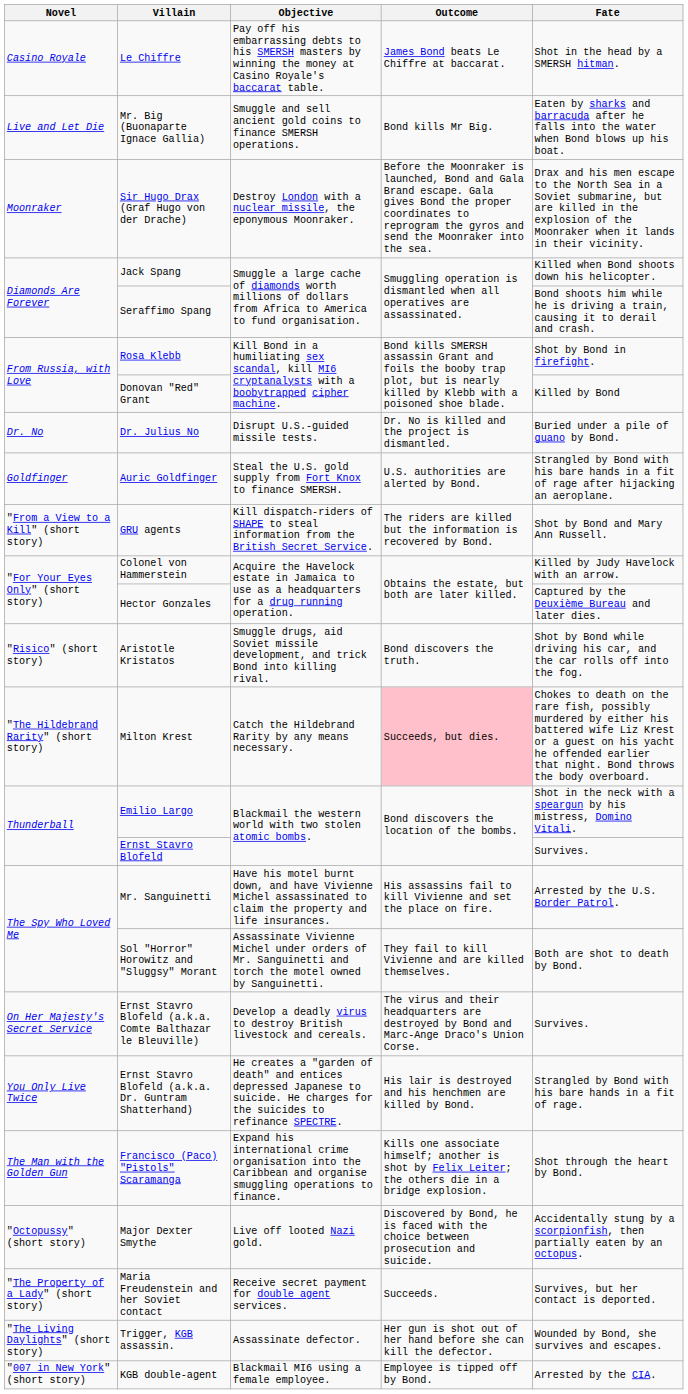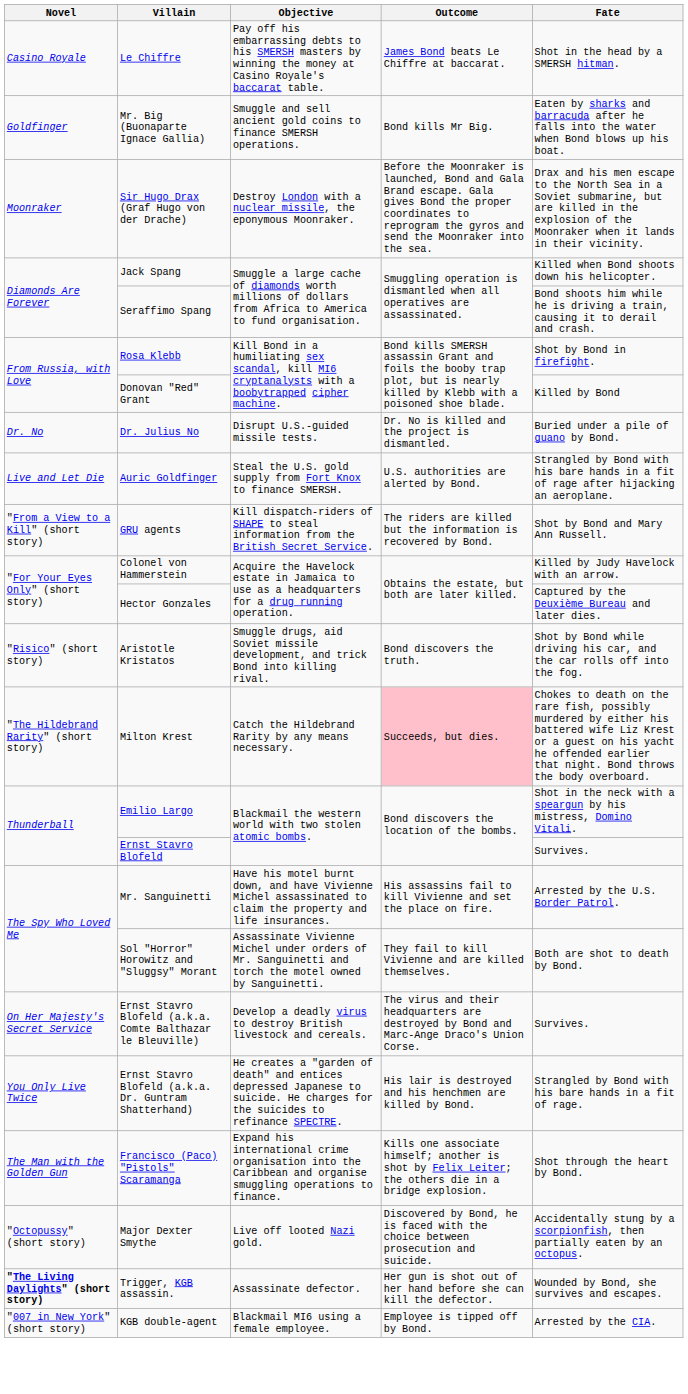(55, 128) Live and Let Die -> (37, 128) Goldfinger
(37, 478) Goldfinger -> (55, 478) Live and Let Die
- row: (169, 1295)
(59, 1340) normal -> (59, 1289) bold
